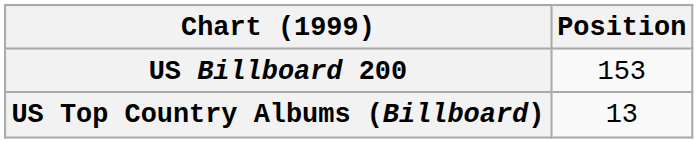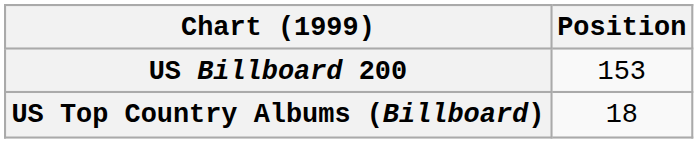(622, 115) 13 -> (622, 115) 18
